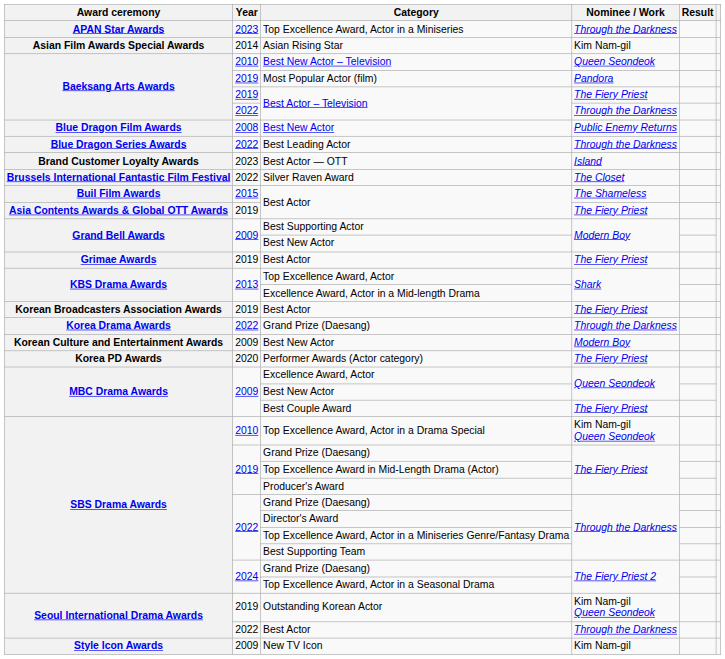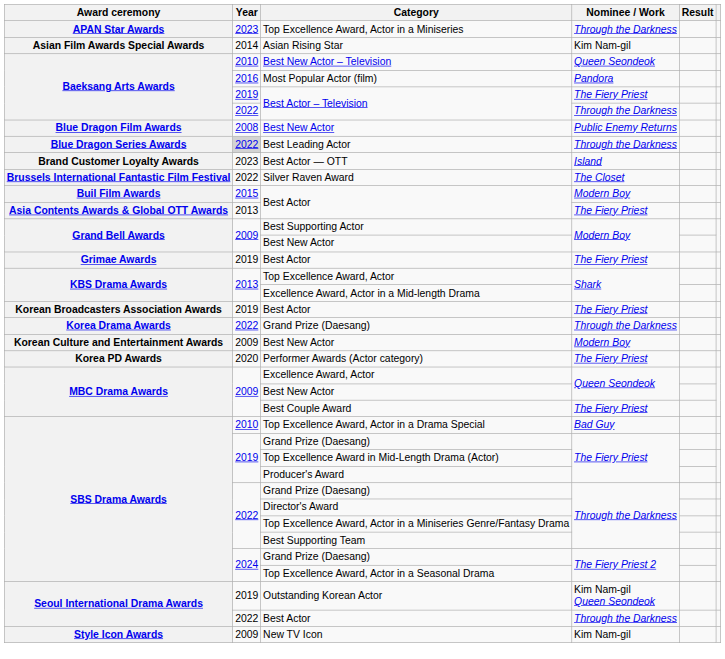(247, 78) 2019 -> (247, 78) 2016
(247, 144) no background -> (247, 144) lightgrey background
(610, 194) The Shameless -> (602, 194) Modern Boy
(247, 210) 2019 -> (247, 210) 2013
(615, 430) Kim Nam-gil Queen Seondeok -> (594, 425) Bad Guy
